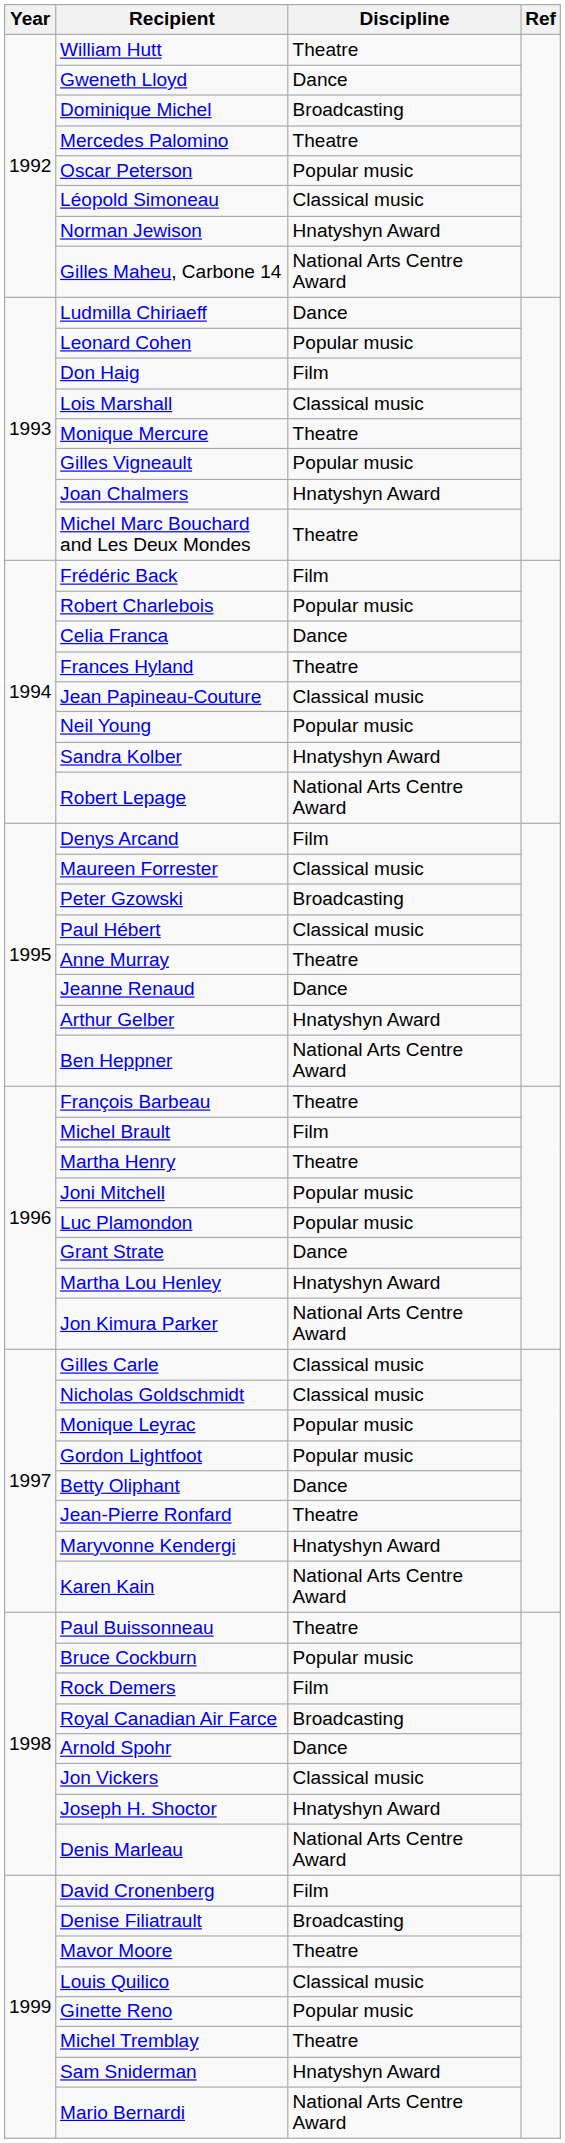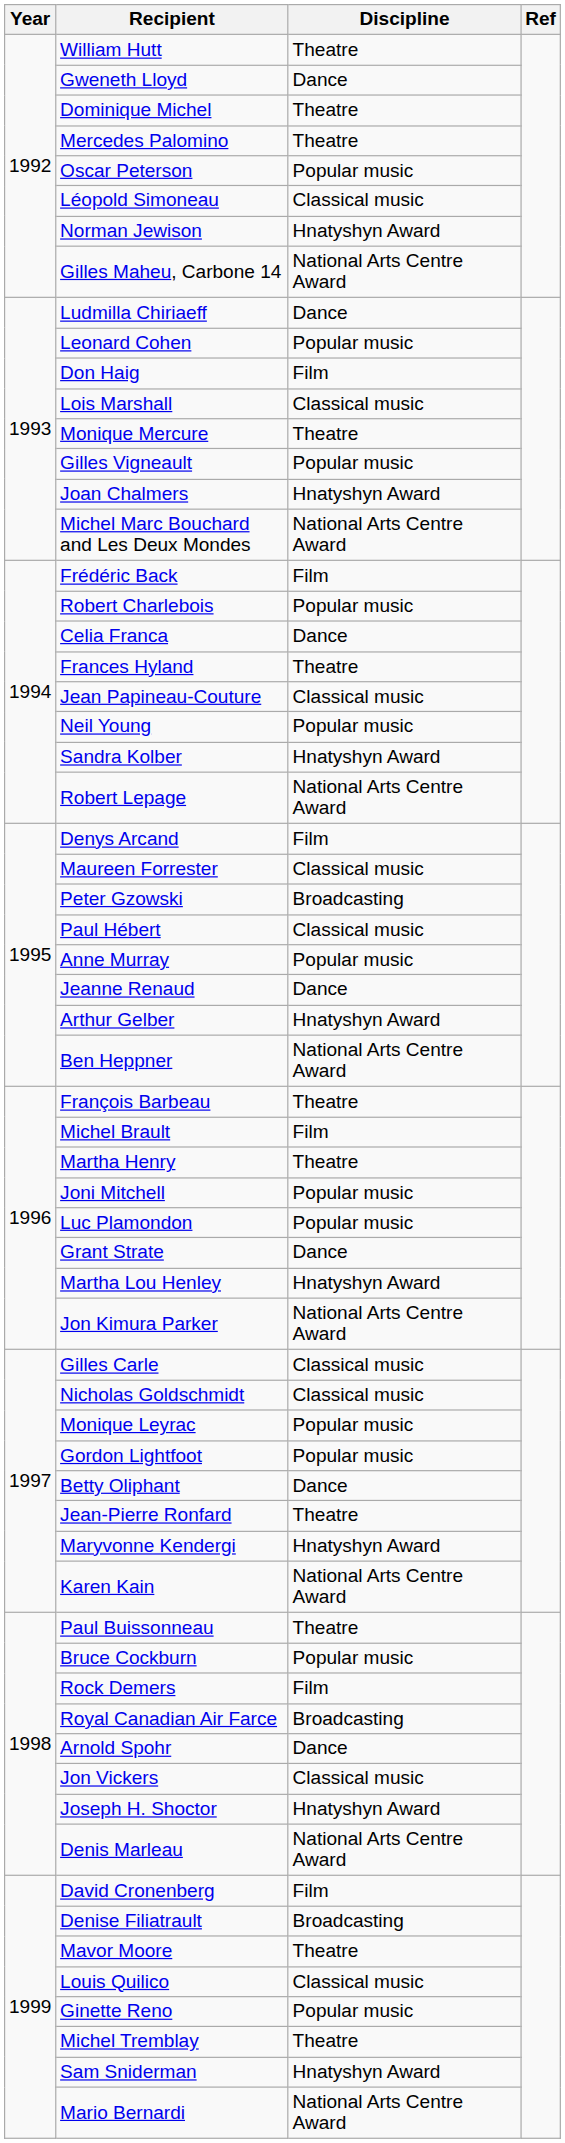(348, 110) Broadcasting -> (325, 110) Theatre
(325, 534) Theatre -> (378, 534) National Arts Centre Award
(325, 959) Theatre -> (353, 959) Popular music
